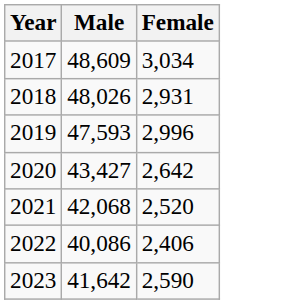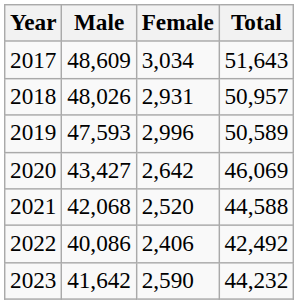+ column: (256, 22)
